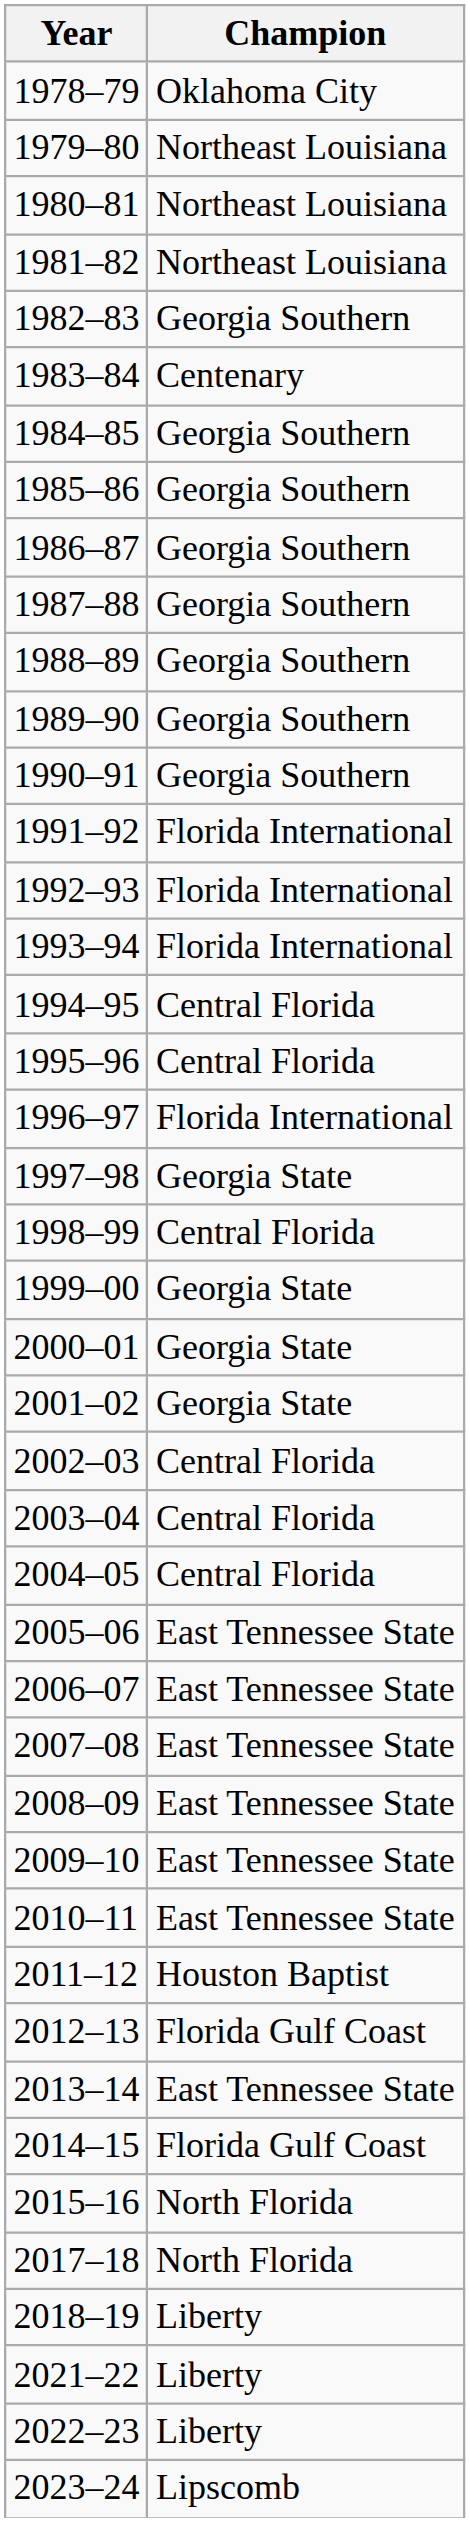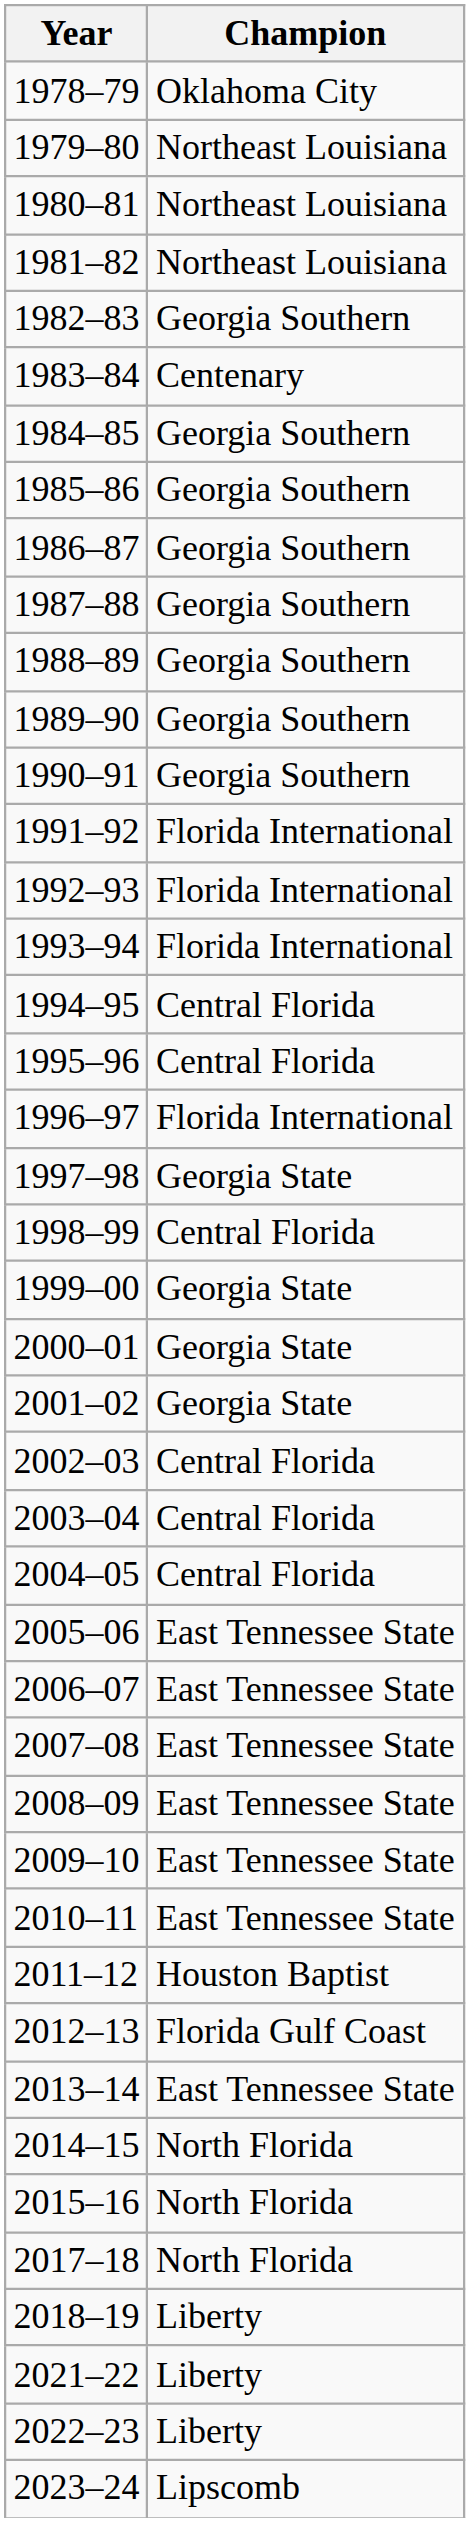(291, 2145) Florida Gulf Coast -> (255, 2145) North Florida
